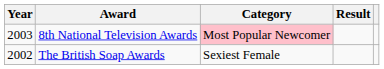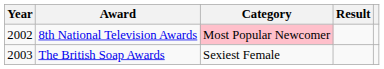(20, 34) 2003 -> (20, 34) 2002
(20, 54) 2002 -> (20, 54) 2003
